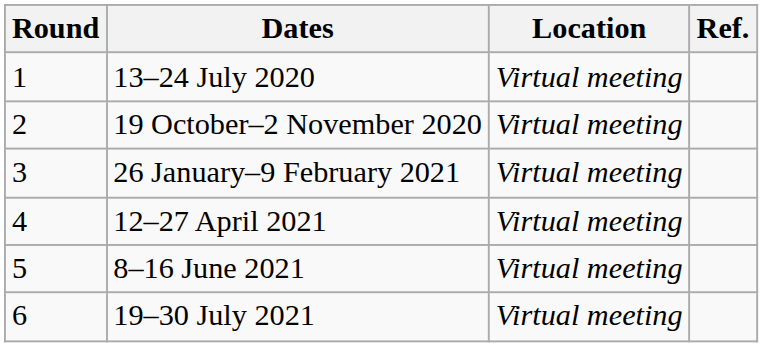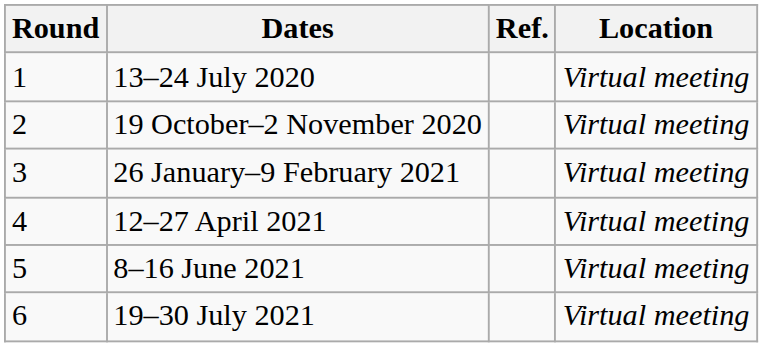columns swapped: (589, 28) <-> (723, 28)
